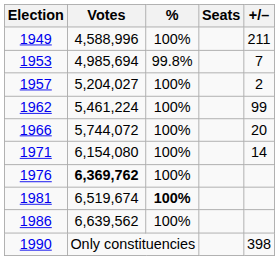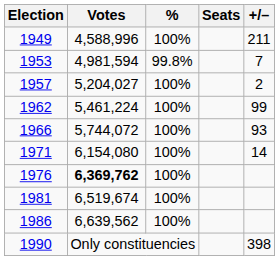(106, 61) 4,985,694 -> (106, 61) 4,981,594
(259, 130) 20 -> (259, 130) 93
(172, 198) bold -> (172, 198) normal
